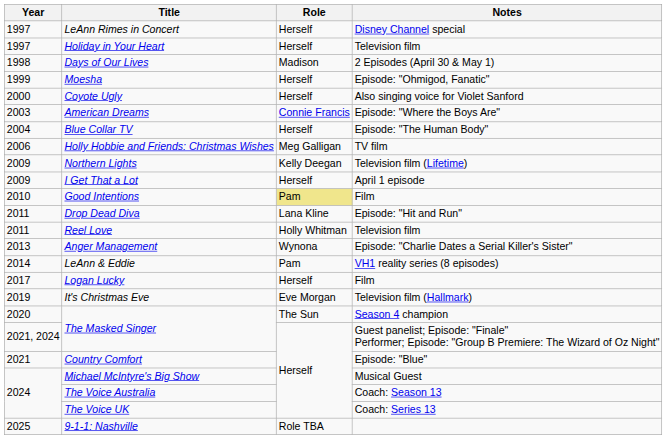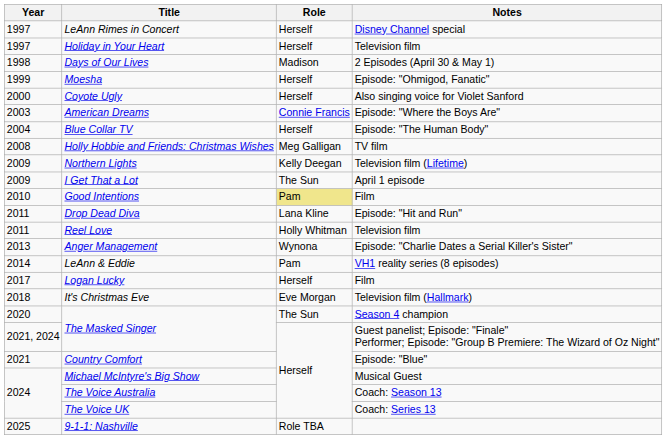(19, 146) 2006 -> (19, 146) 2008
(296, 180) Herself -> (299, 180) The Sun
(19, 297) 2019 -> (19, 297) 2018
